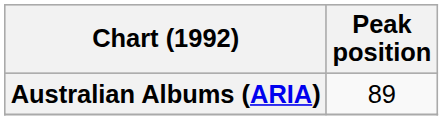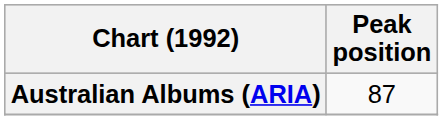(382, 93) 89 -> (382, 93) 87
